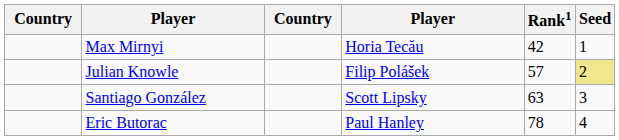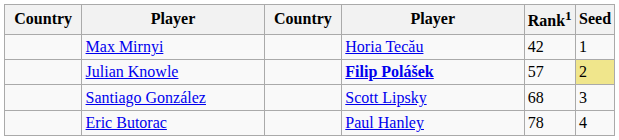(387, 72) normal -> (390, 72) bold
(536, 97) 63 -> (536, 97) 68
